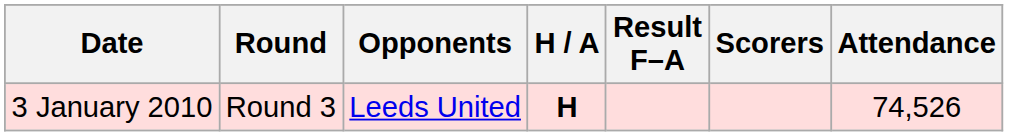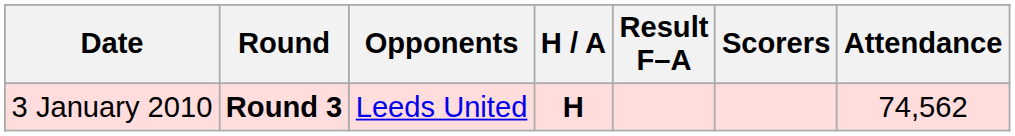(281, 106) normal -> (284, 106) bold
(917, 106) 74,526 -> (923, 106) 74,562
